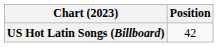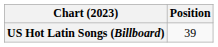(190, 32) 42 -> (190, 32) 39
